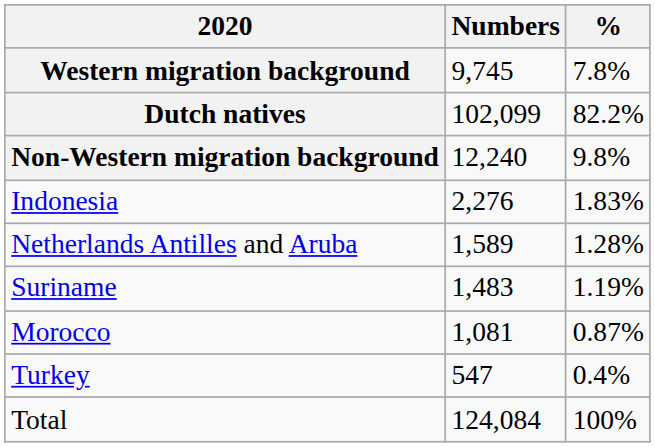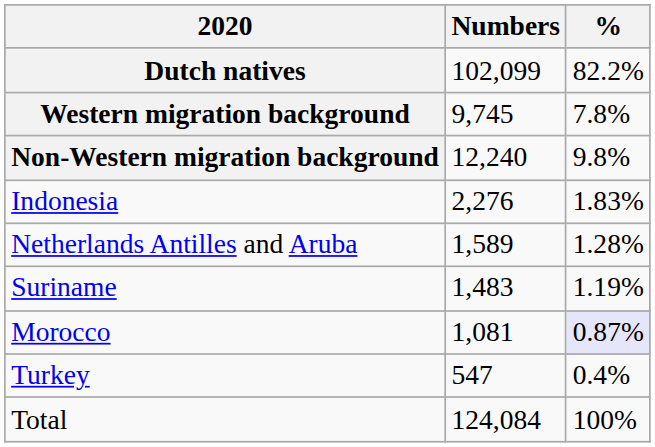rows swapped: (225, 113) <-> (225, 69)
(608, 331) no background -> (608, 331) lavender background
